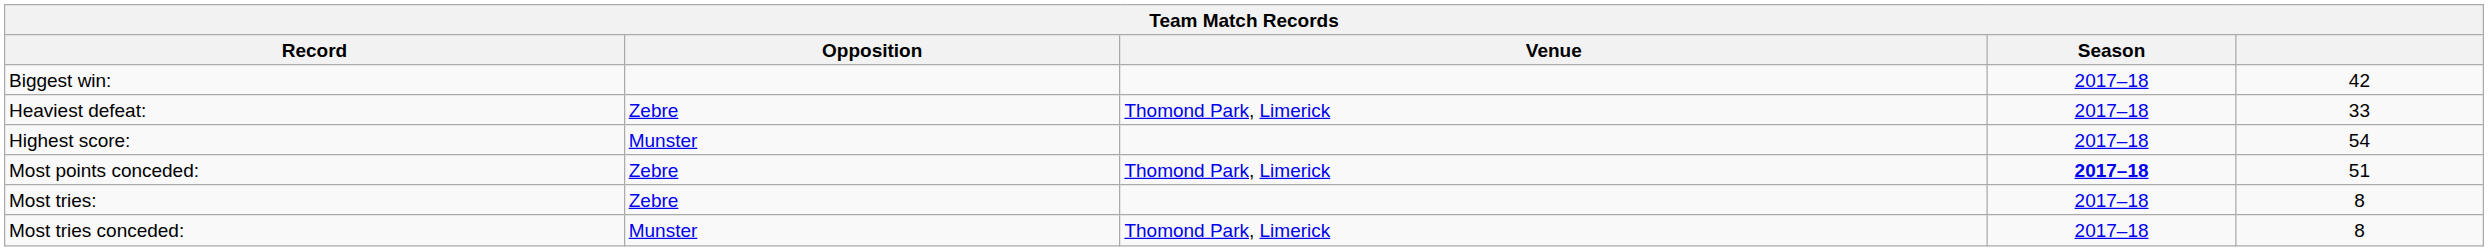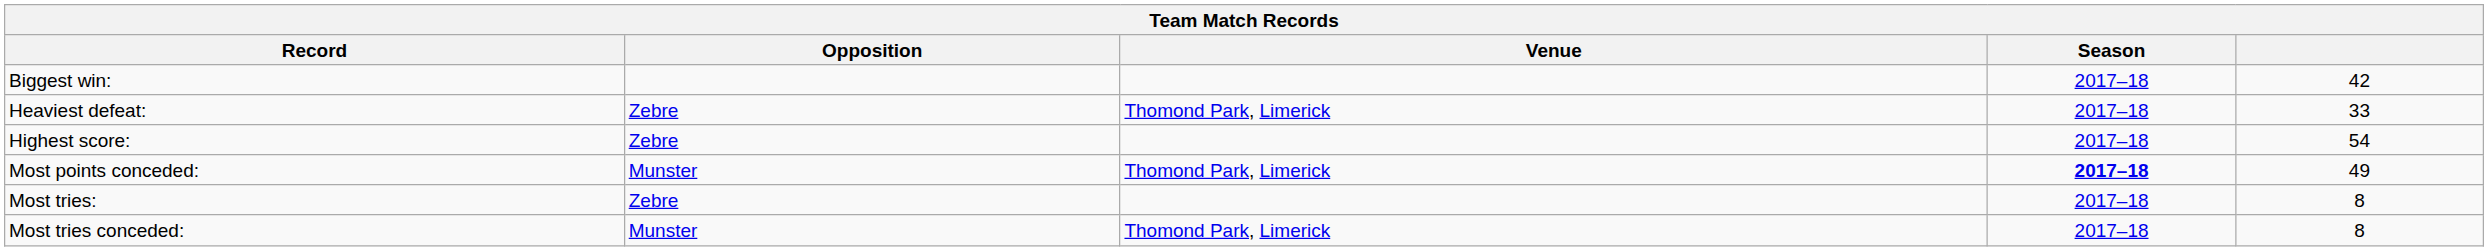(663, 140) Munster -> (654, 140) Zebre
(654, 170) Zebre -> (663, 170) Munster
(2359, 170) 51 -> (2359, 170) 49
